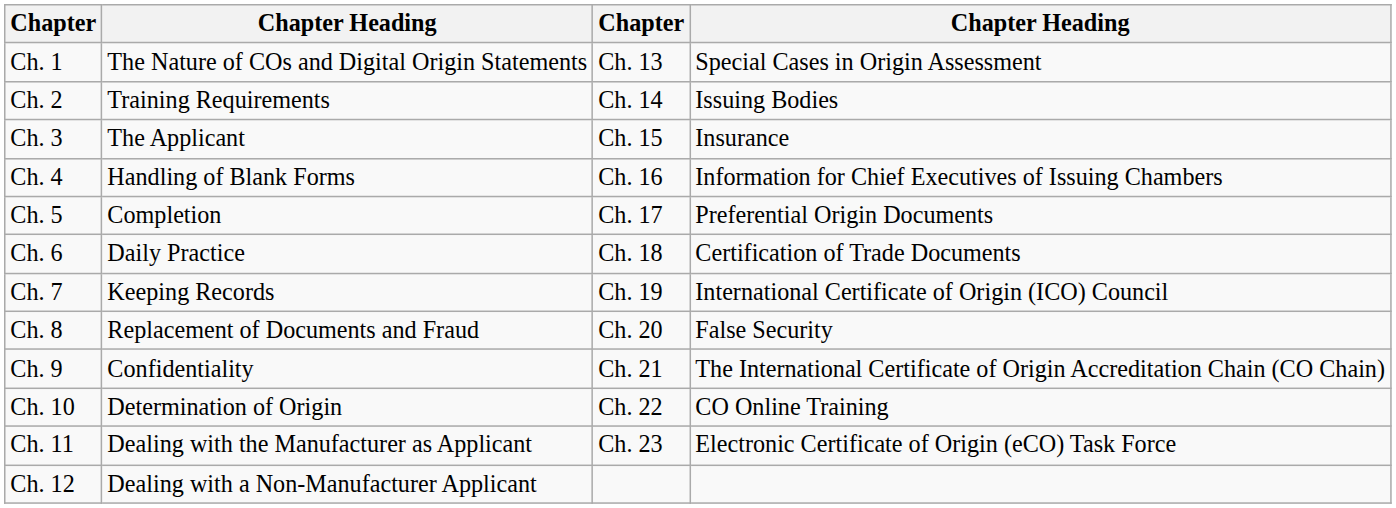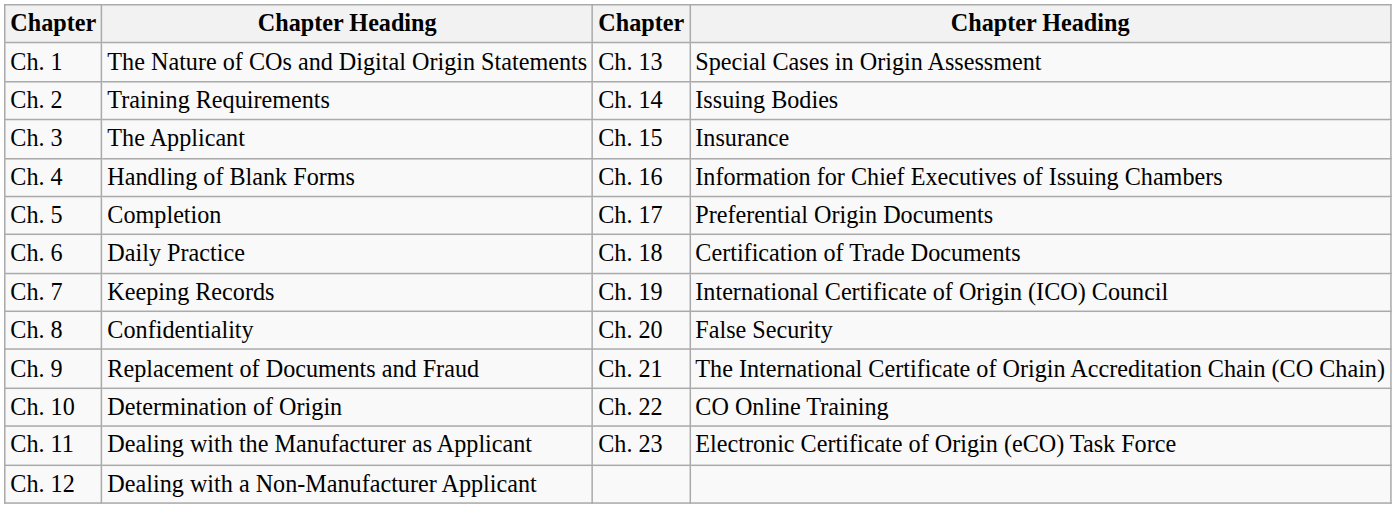(293, 330) Replacement of Documents and Fraud -> (181, 330) Confidentiality
(181, 368) Confidentiality -> (293, 368) Replacement of Documents and Fraud
